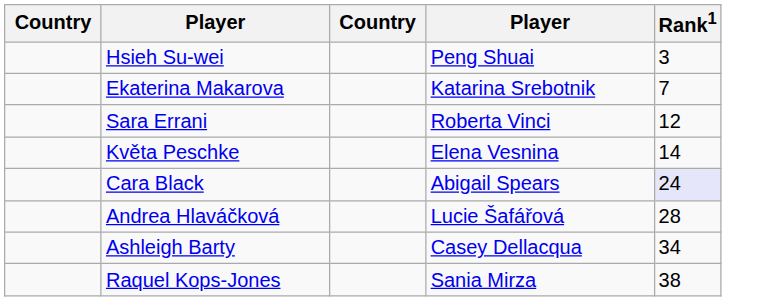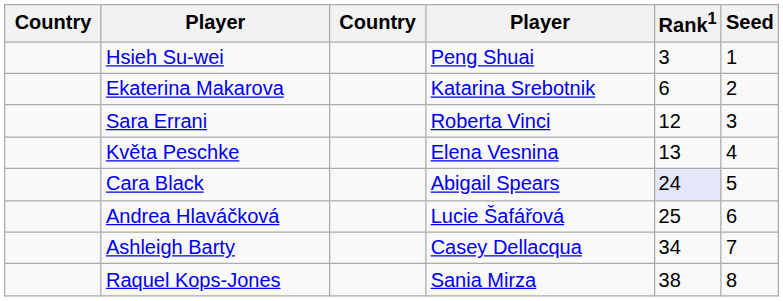+ column: (750, 23)
(664, 89) 7 -> (664, 89) 6
(670, 152) 14 -> (670, 152) 13
(670, 216) 28 -> (670, 216) 25
